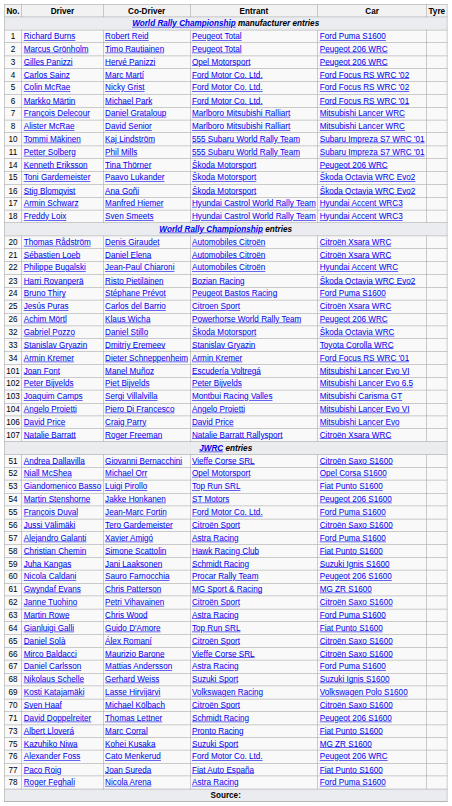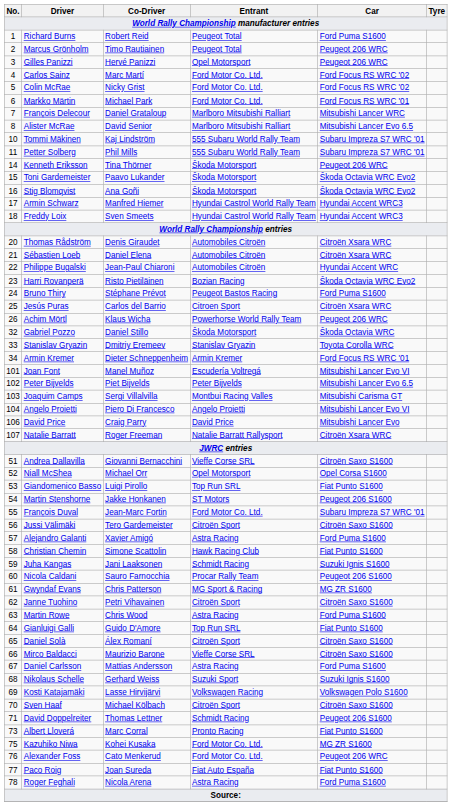(362, 126) Mitsubishi Lancer WRC -> (366, 126) Mitsubishi Lancer Evo 6.5
(353, 512) Ford Puma S1600 -> (372, 512) Subaru Impreza S7 WRC '01
(215, 743) Suzuki Sport -> (227, 743) Ford Motor Co. Ltd.
